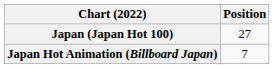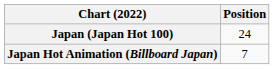(245, 34) 27 -> (245, 34) 24
